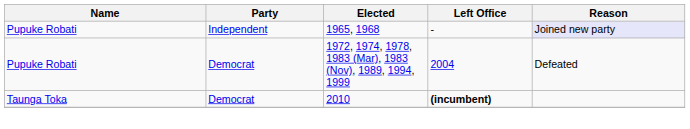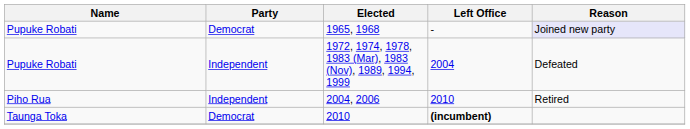(238, 30) Independent -> (231, 30) Democrat
(231, 64) Democrat -> (238, 64) Independent
+ row: (353, 99)
